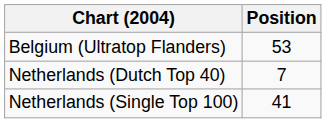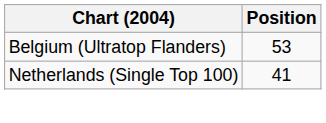- row: (117, 74)
